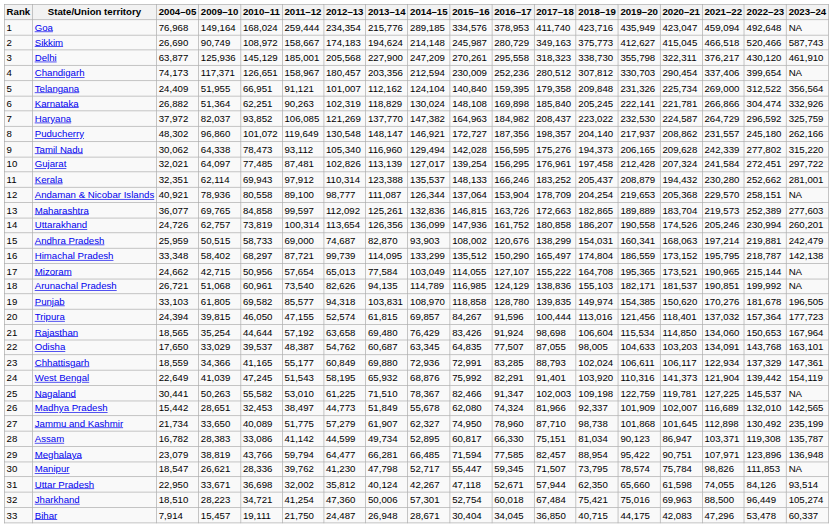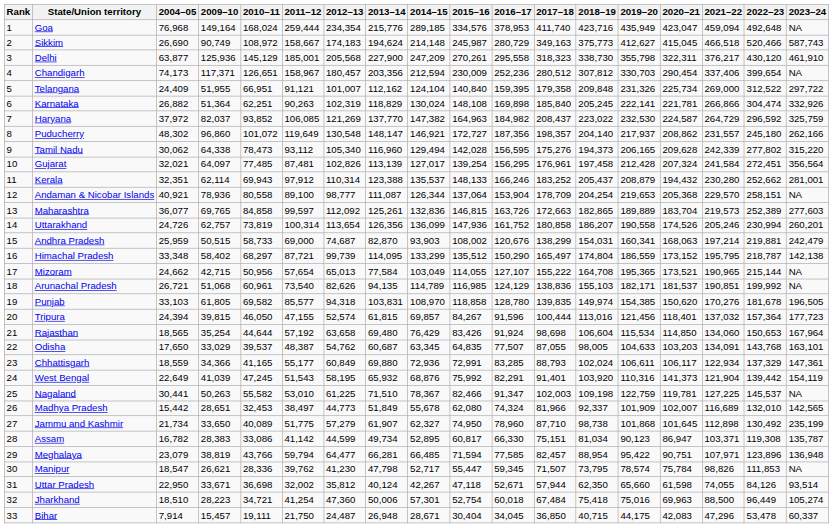(806, 89) 356,564 -> (806, 89) 297,722
(806, 165) 297,722 -> (806, 165) 356,564
(593, 500) 75,421 -> (593, 500) 75,418
